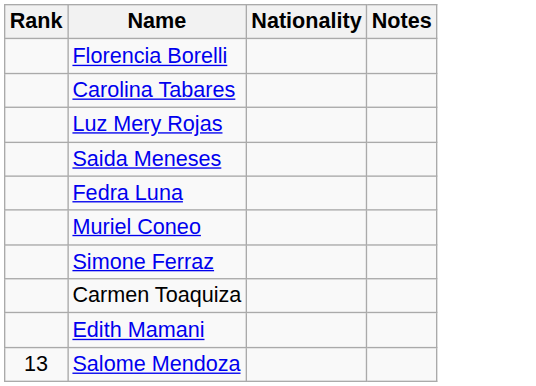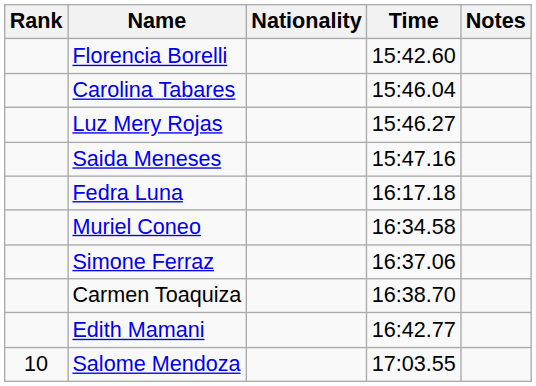+ column: (414, 21)
(36, 364) 13 -> (36, 364) 10
